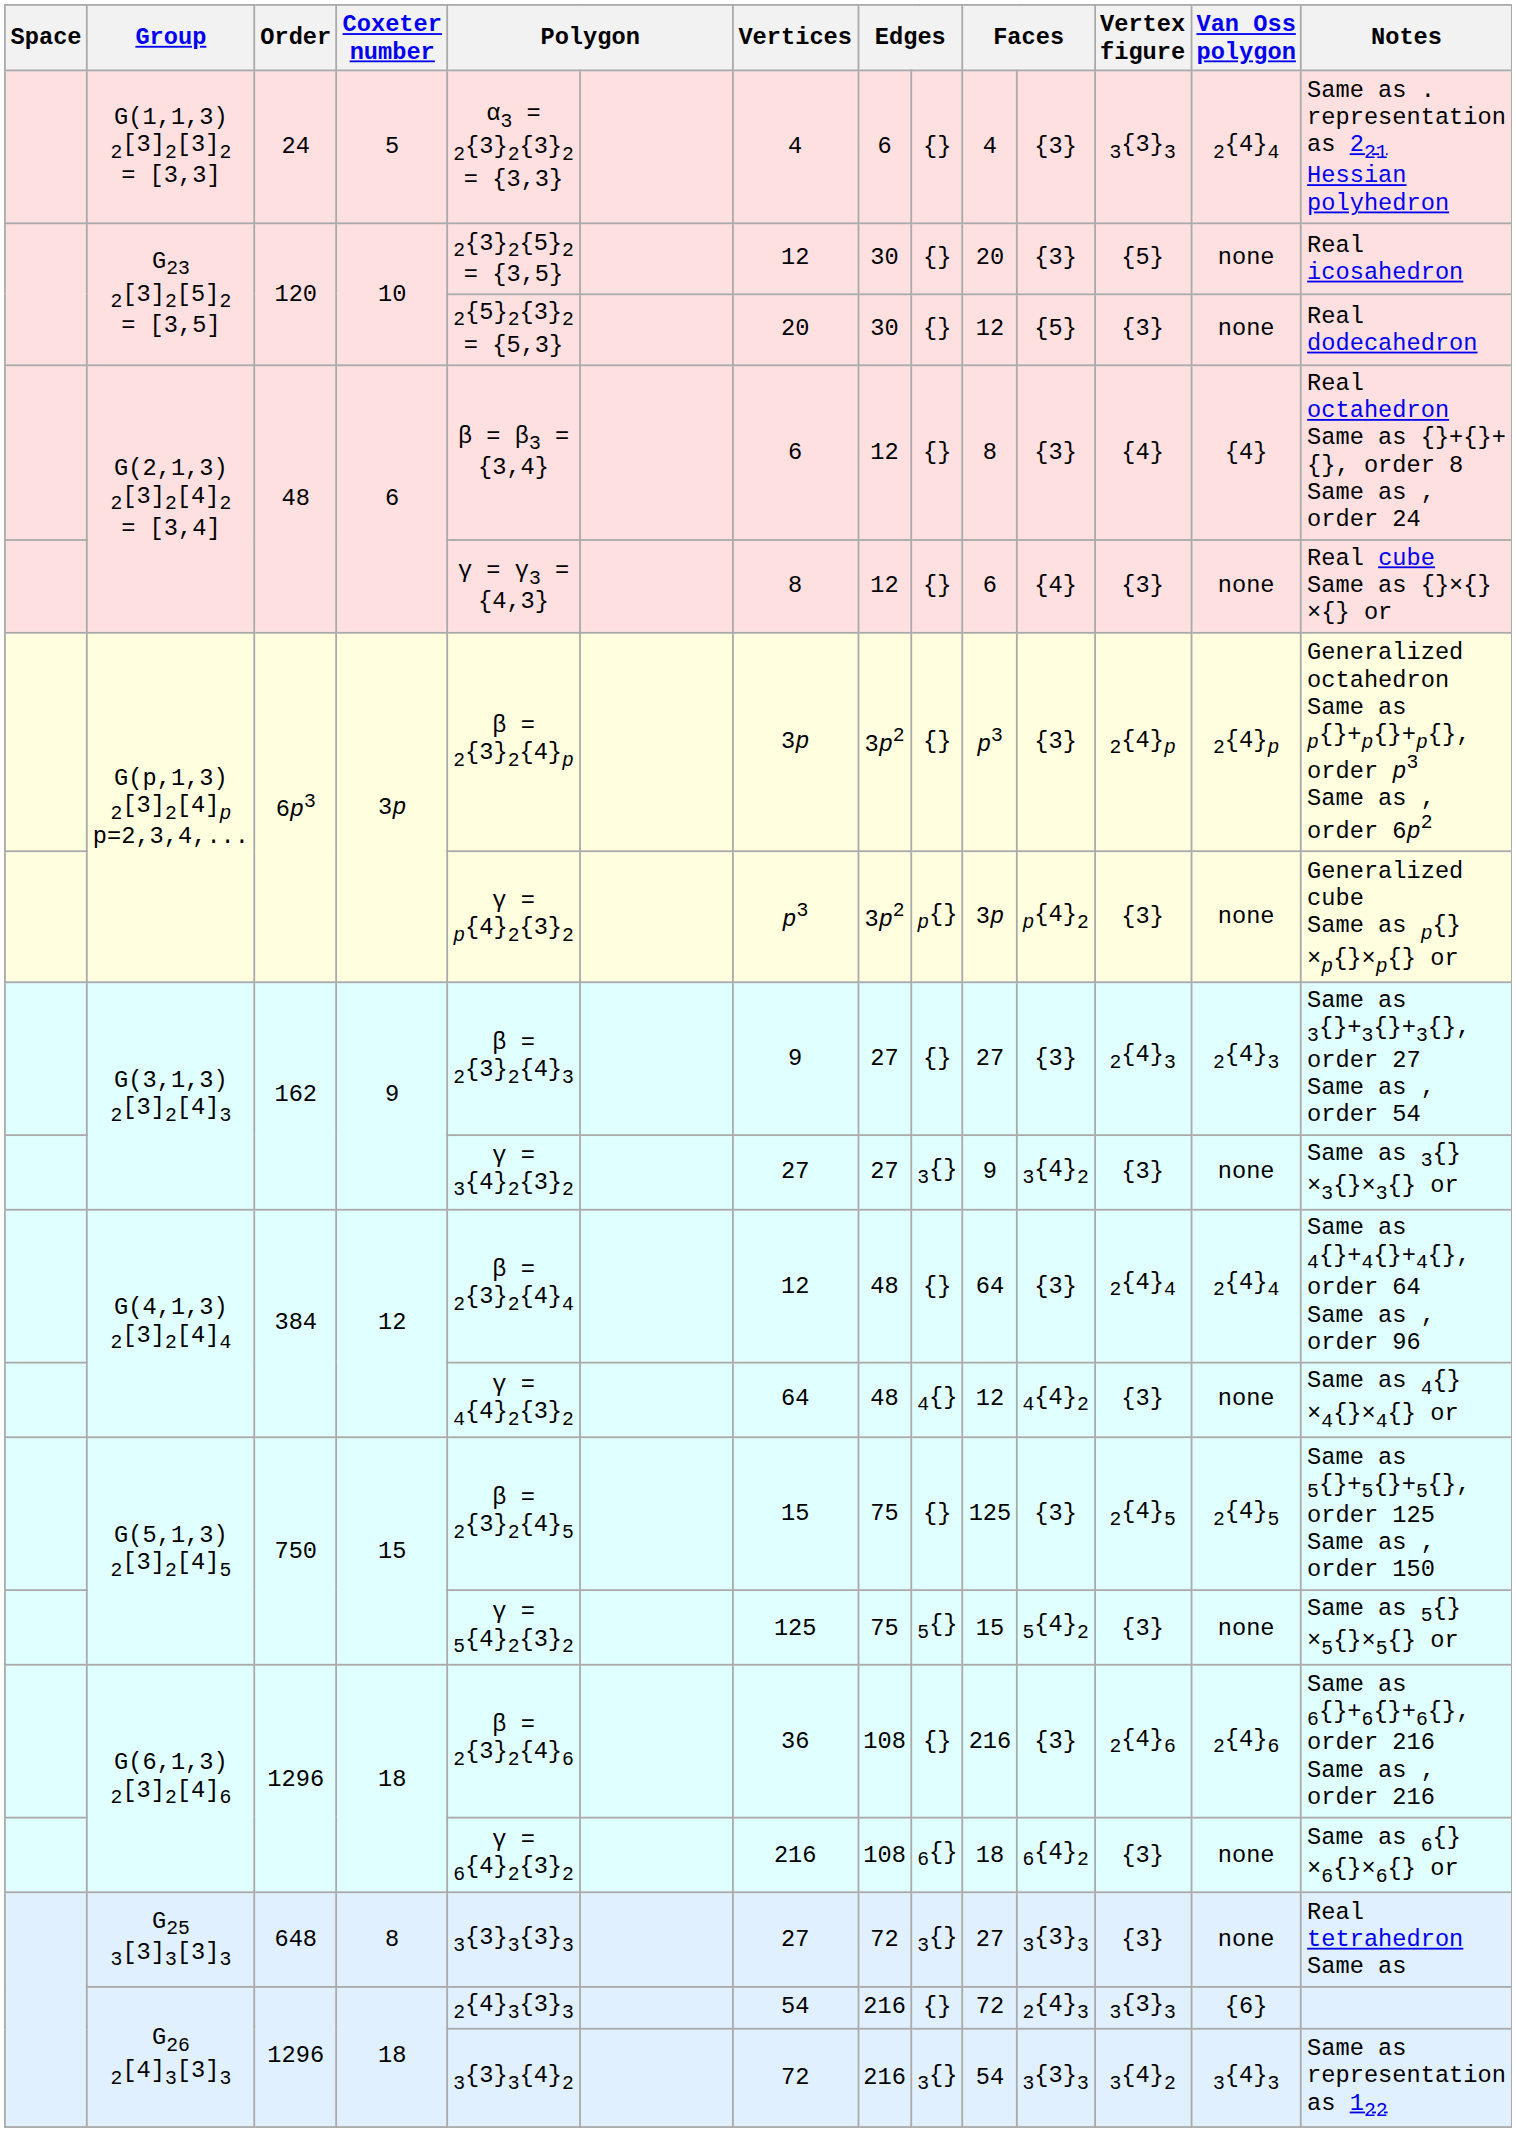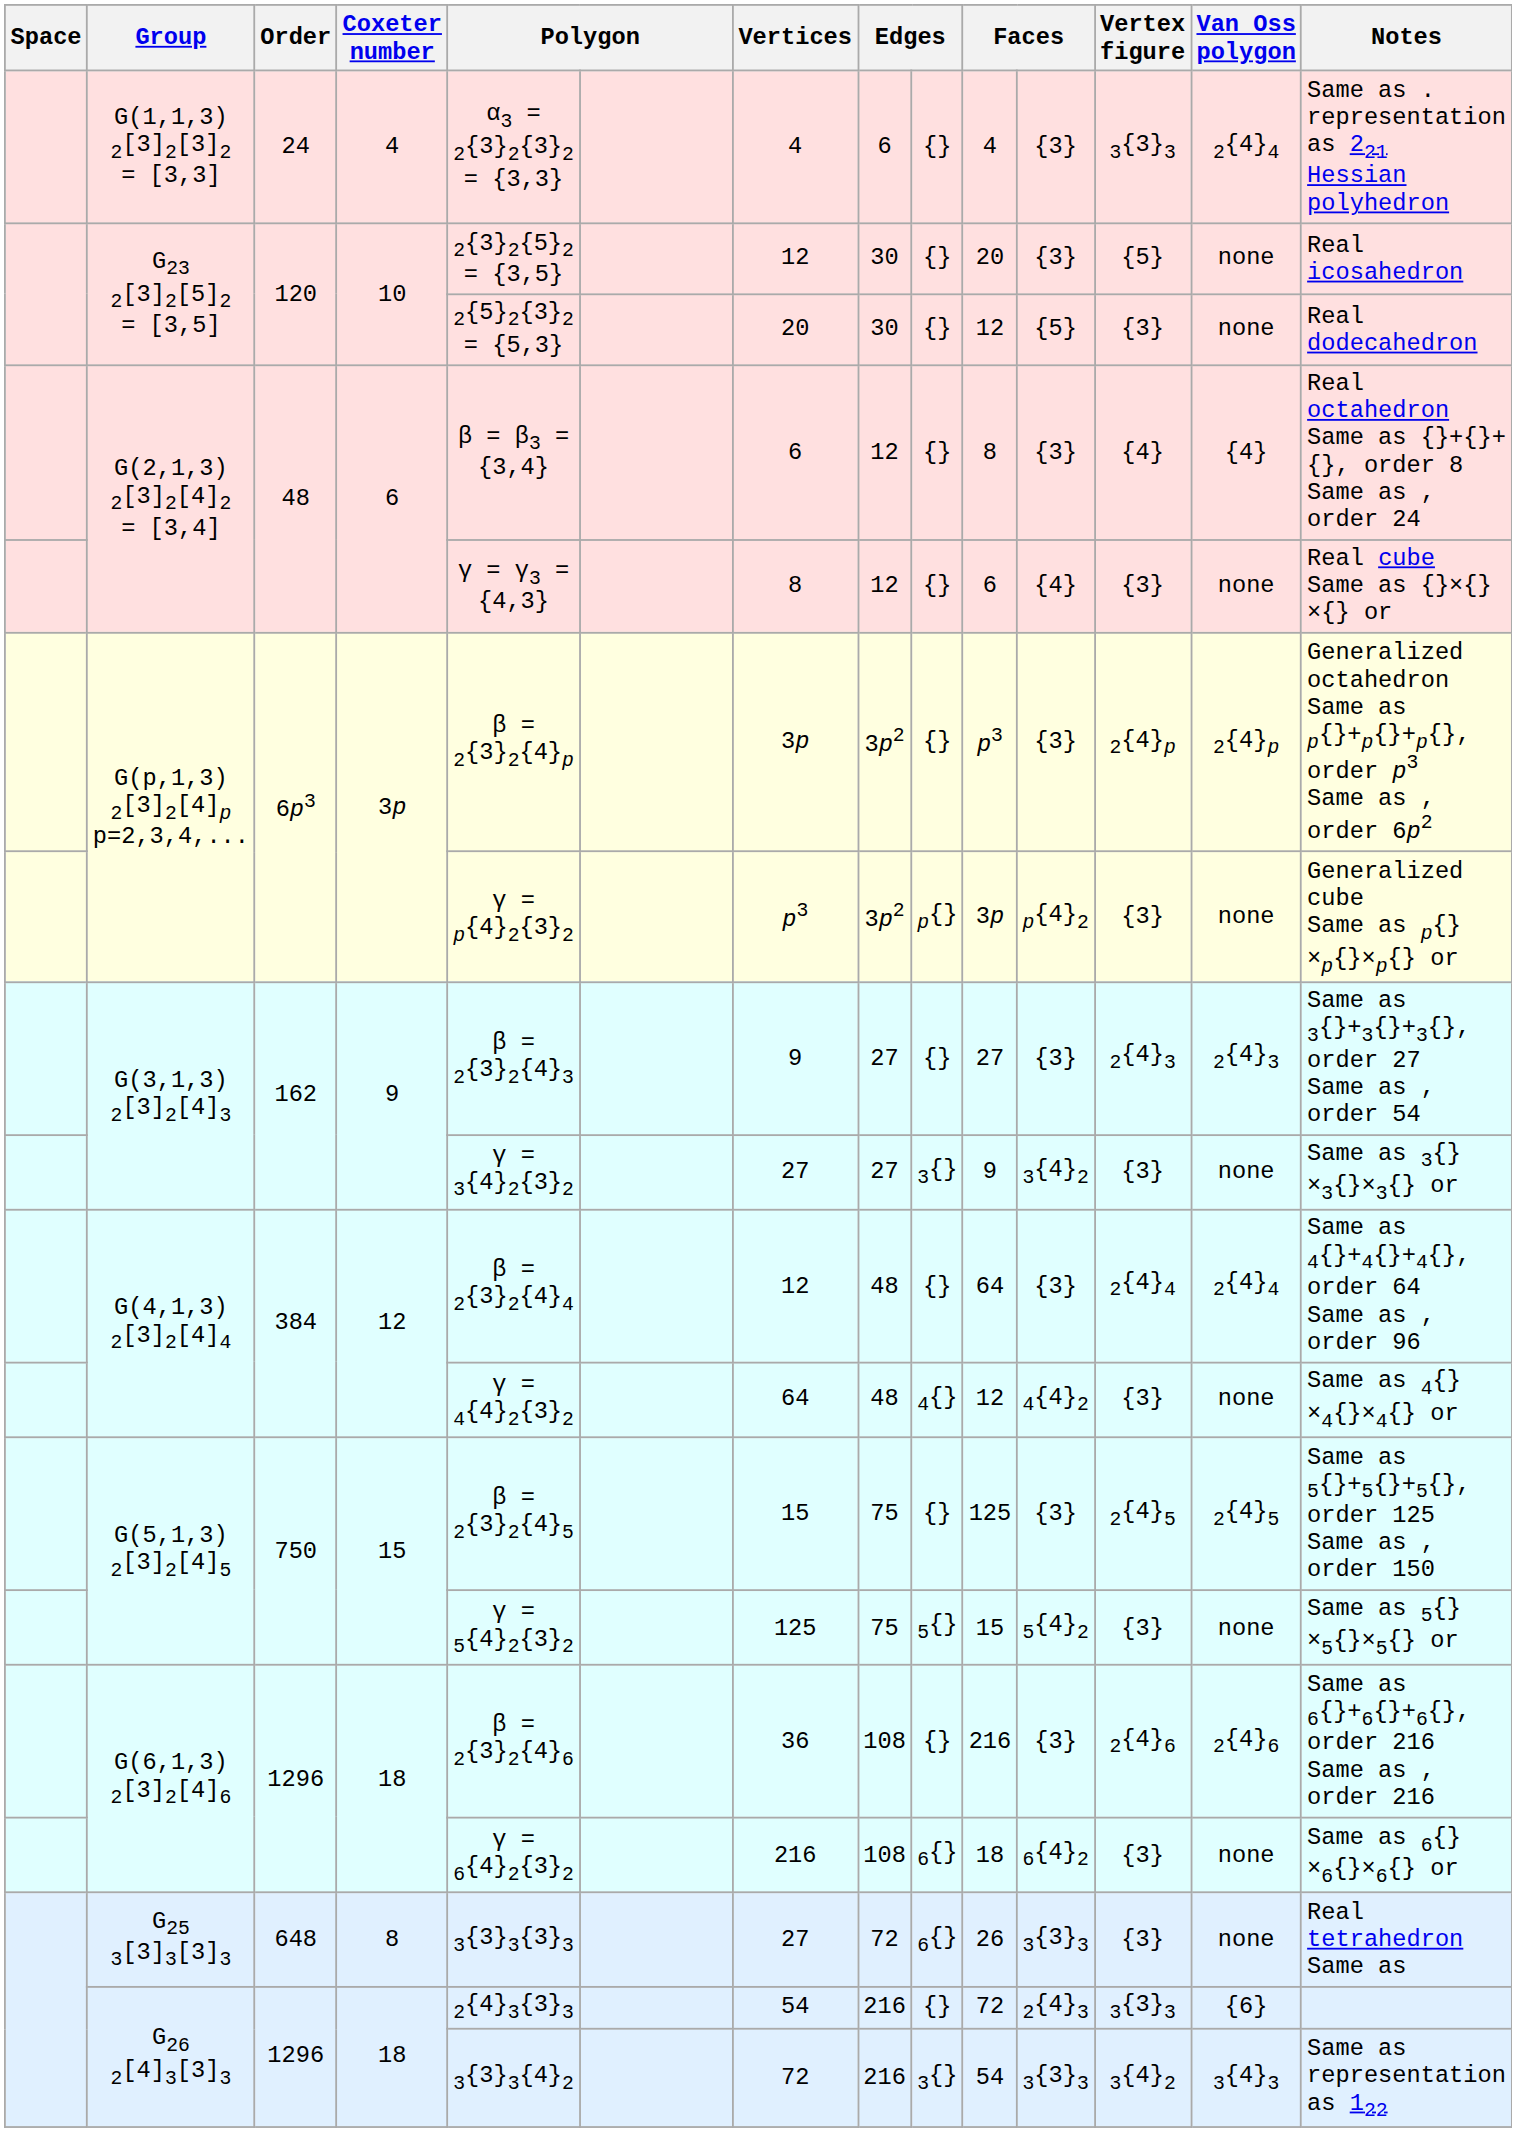(392, 147) 5 -> (392, 147) 4
(937, 1939) 3{} -> (937, 1939) 6{}
(990, 1939) 27 -> (990, 1939) 26
